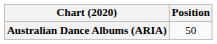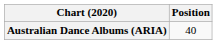(191, 30) 50 -> (191, 30) 40
